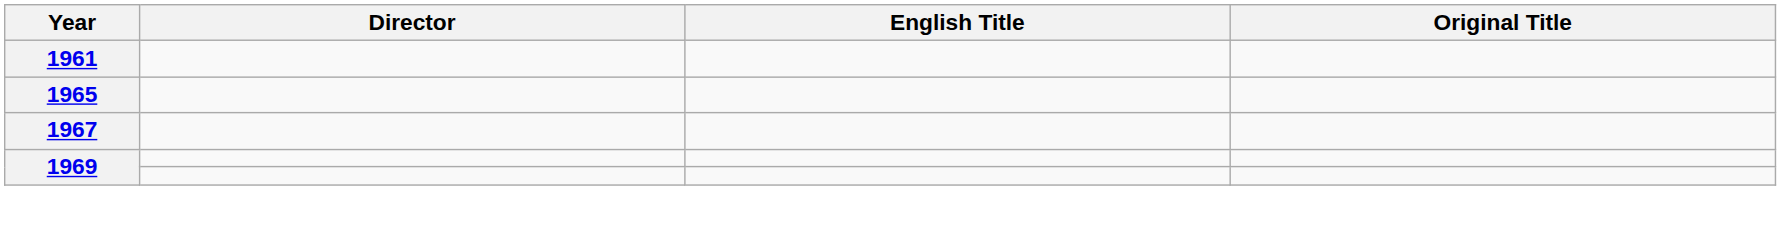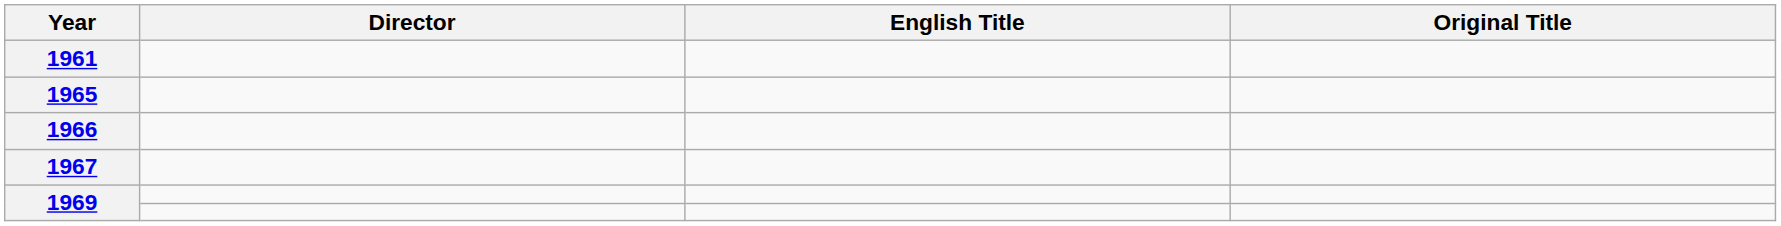+ row: (72, 130)
